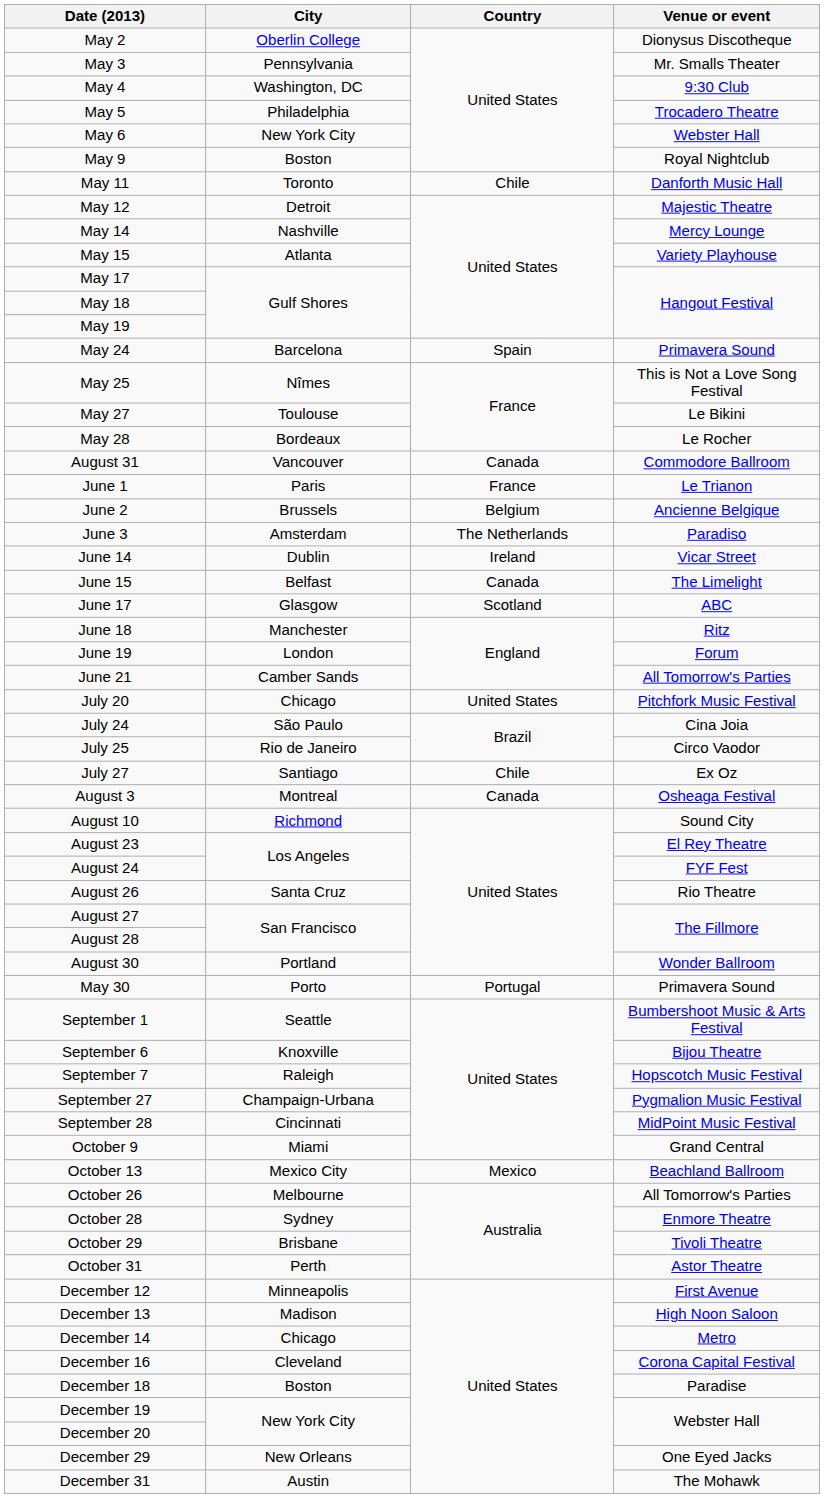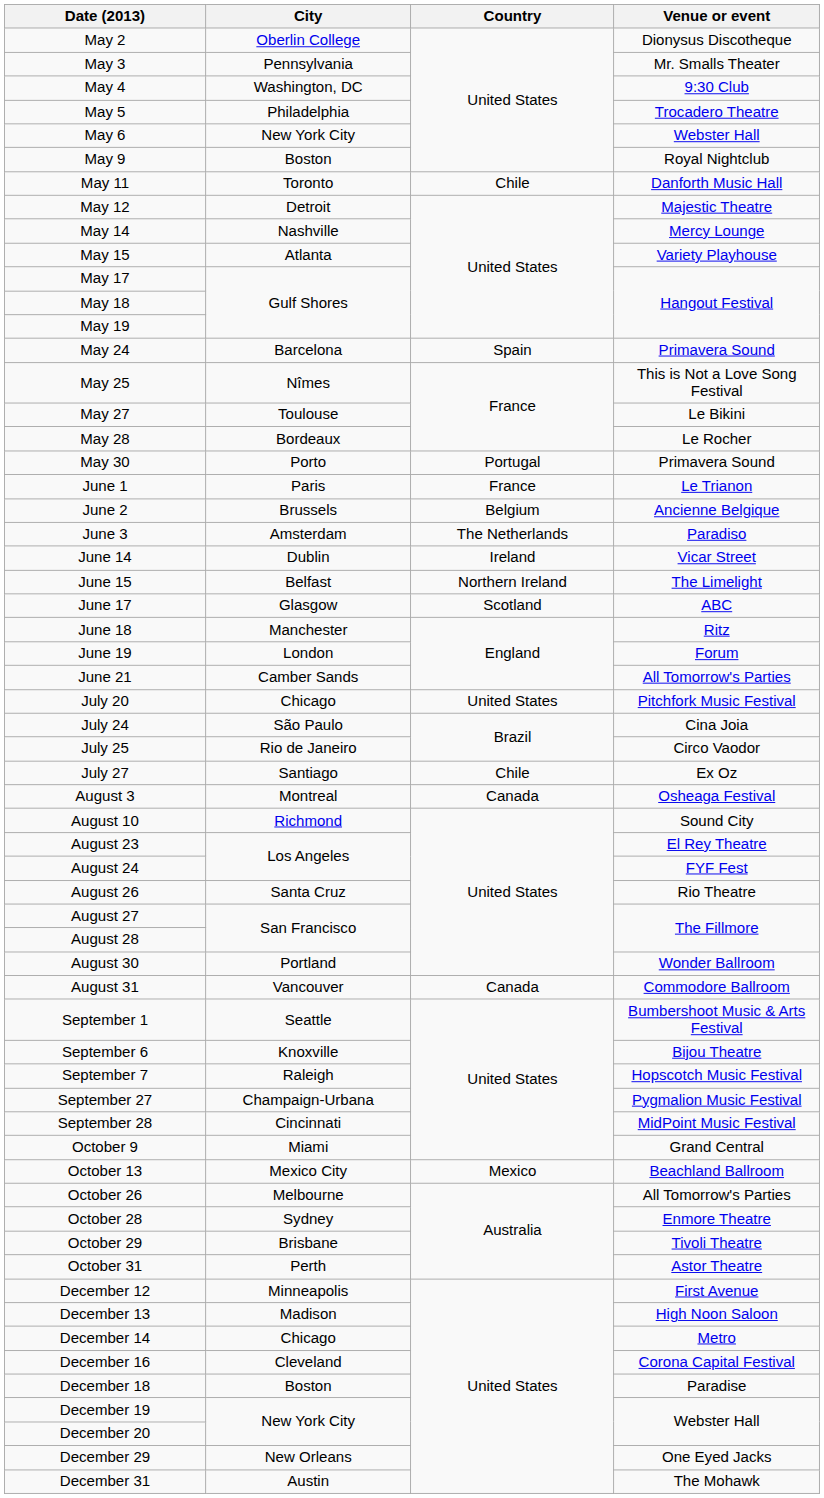rows swapped: (105, 987) <-> (105, 462)
(512, 581) Canada -> (512, 581) Northern Ireland
